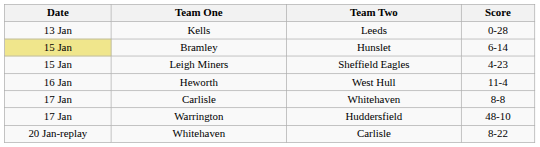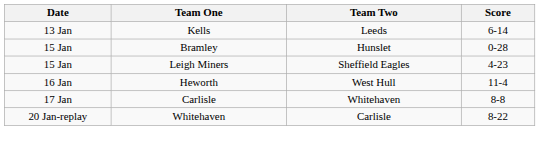(498, 30) 0-28 -> (498, 30) 6-14
(58, 47) khaki background -> (58, 47) no background
(498, 47) 6-14 -> (498, 47) 0-28
- row: (199, 116)
